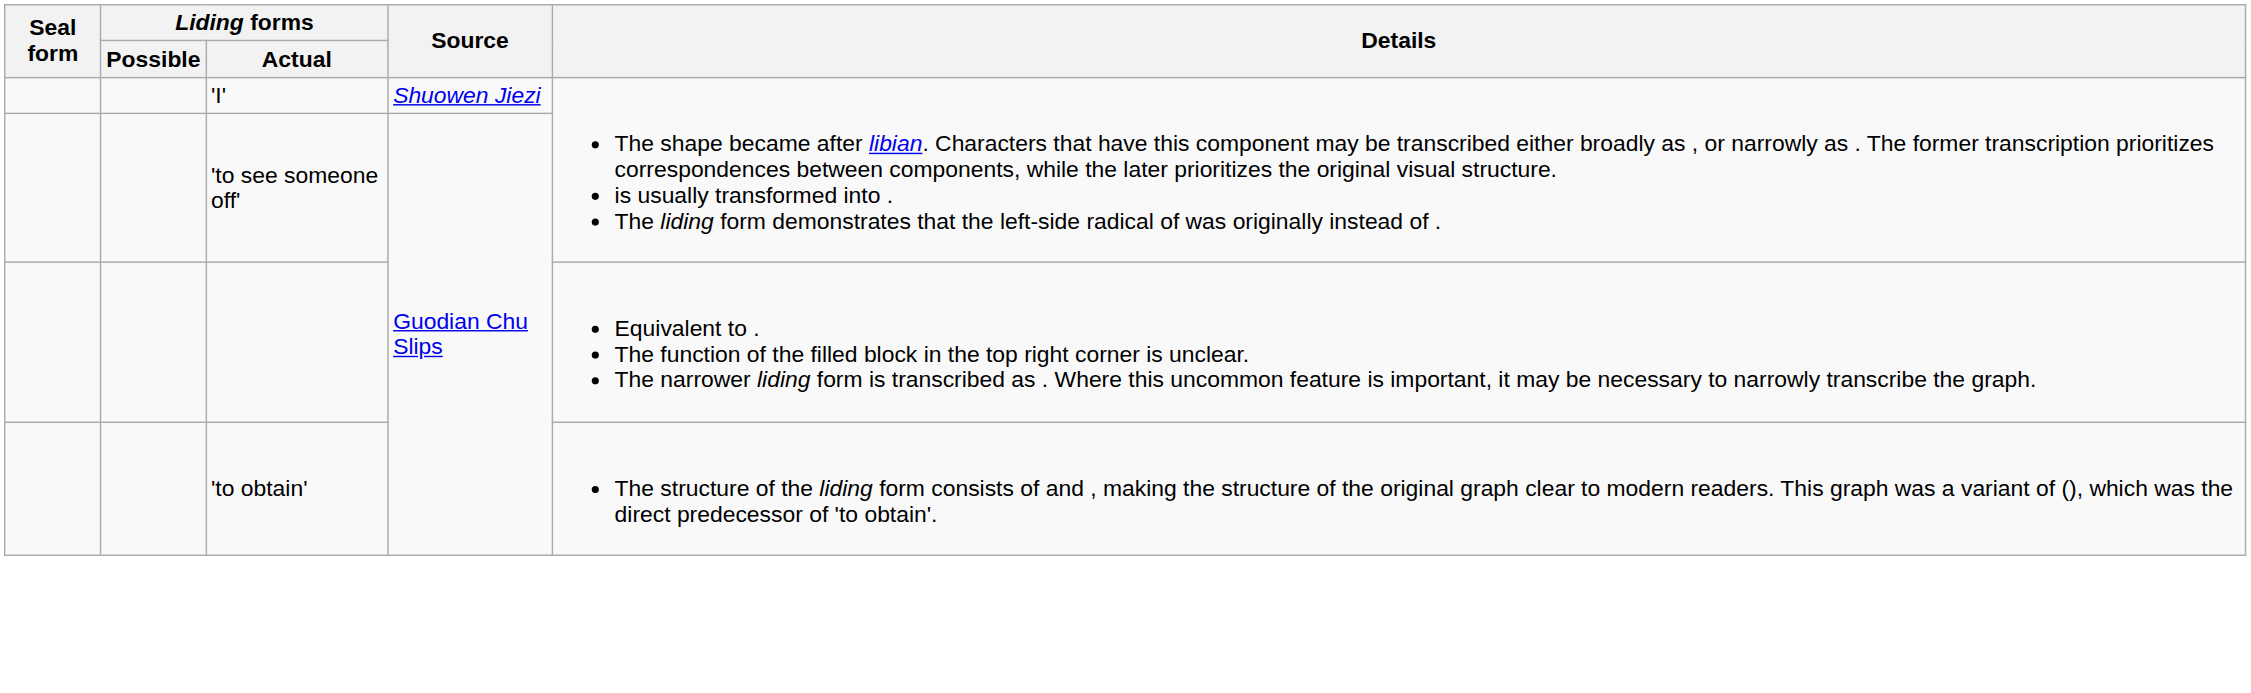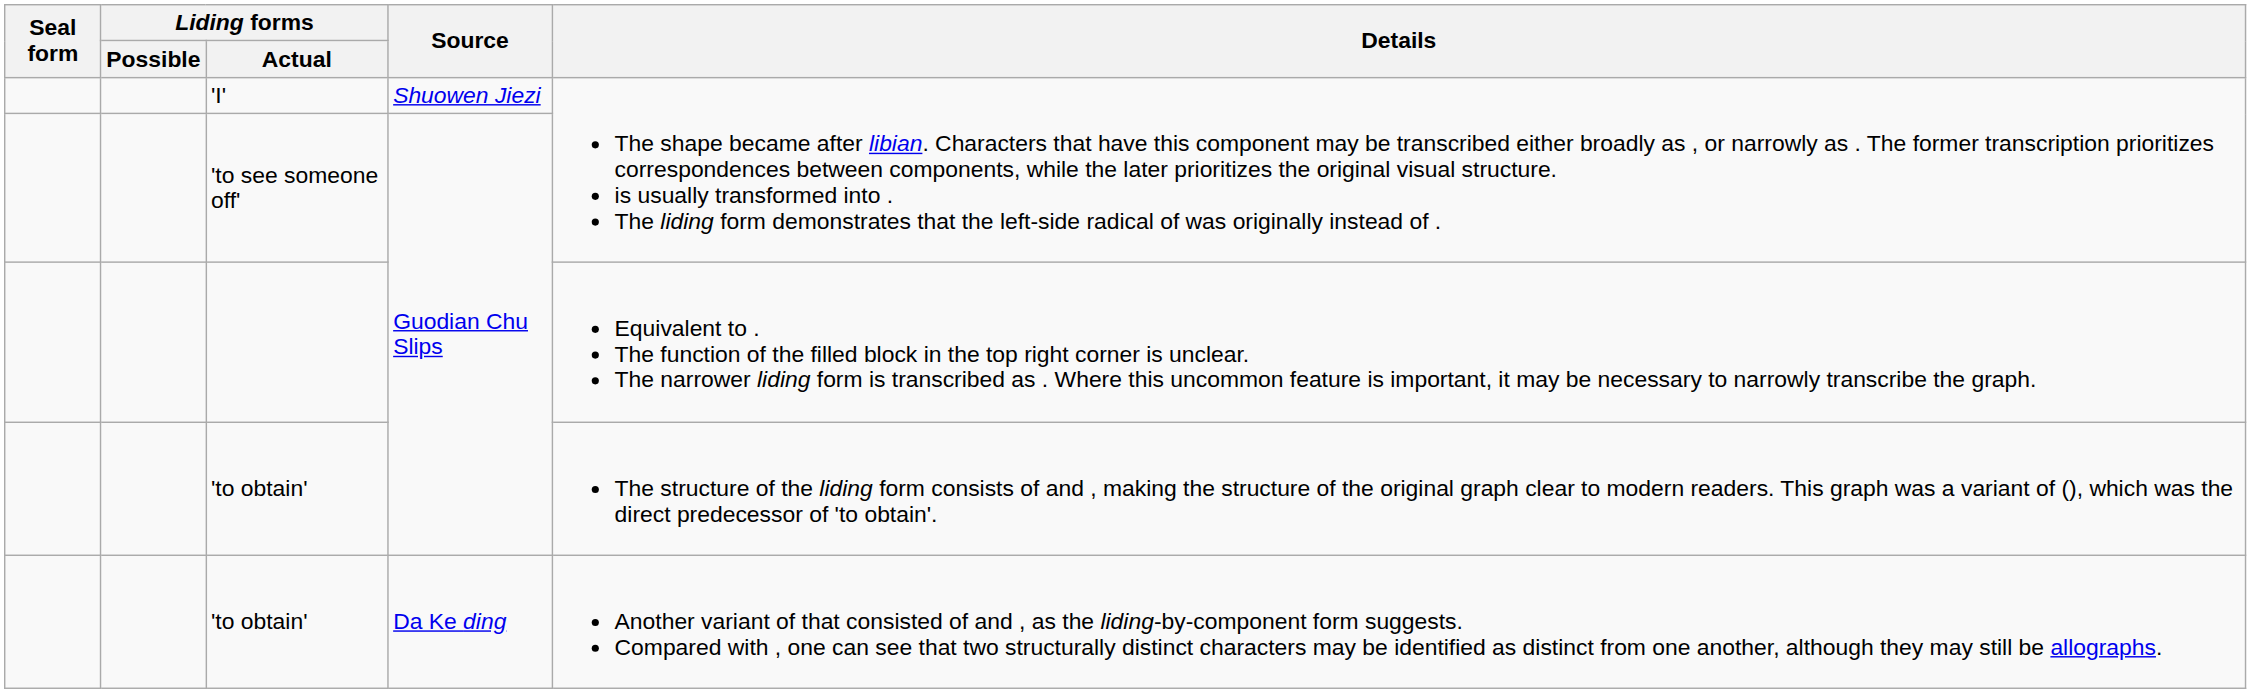+ row: (259, 621)
